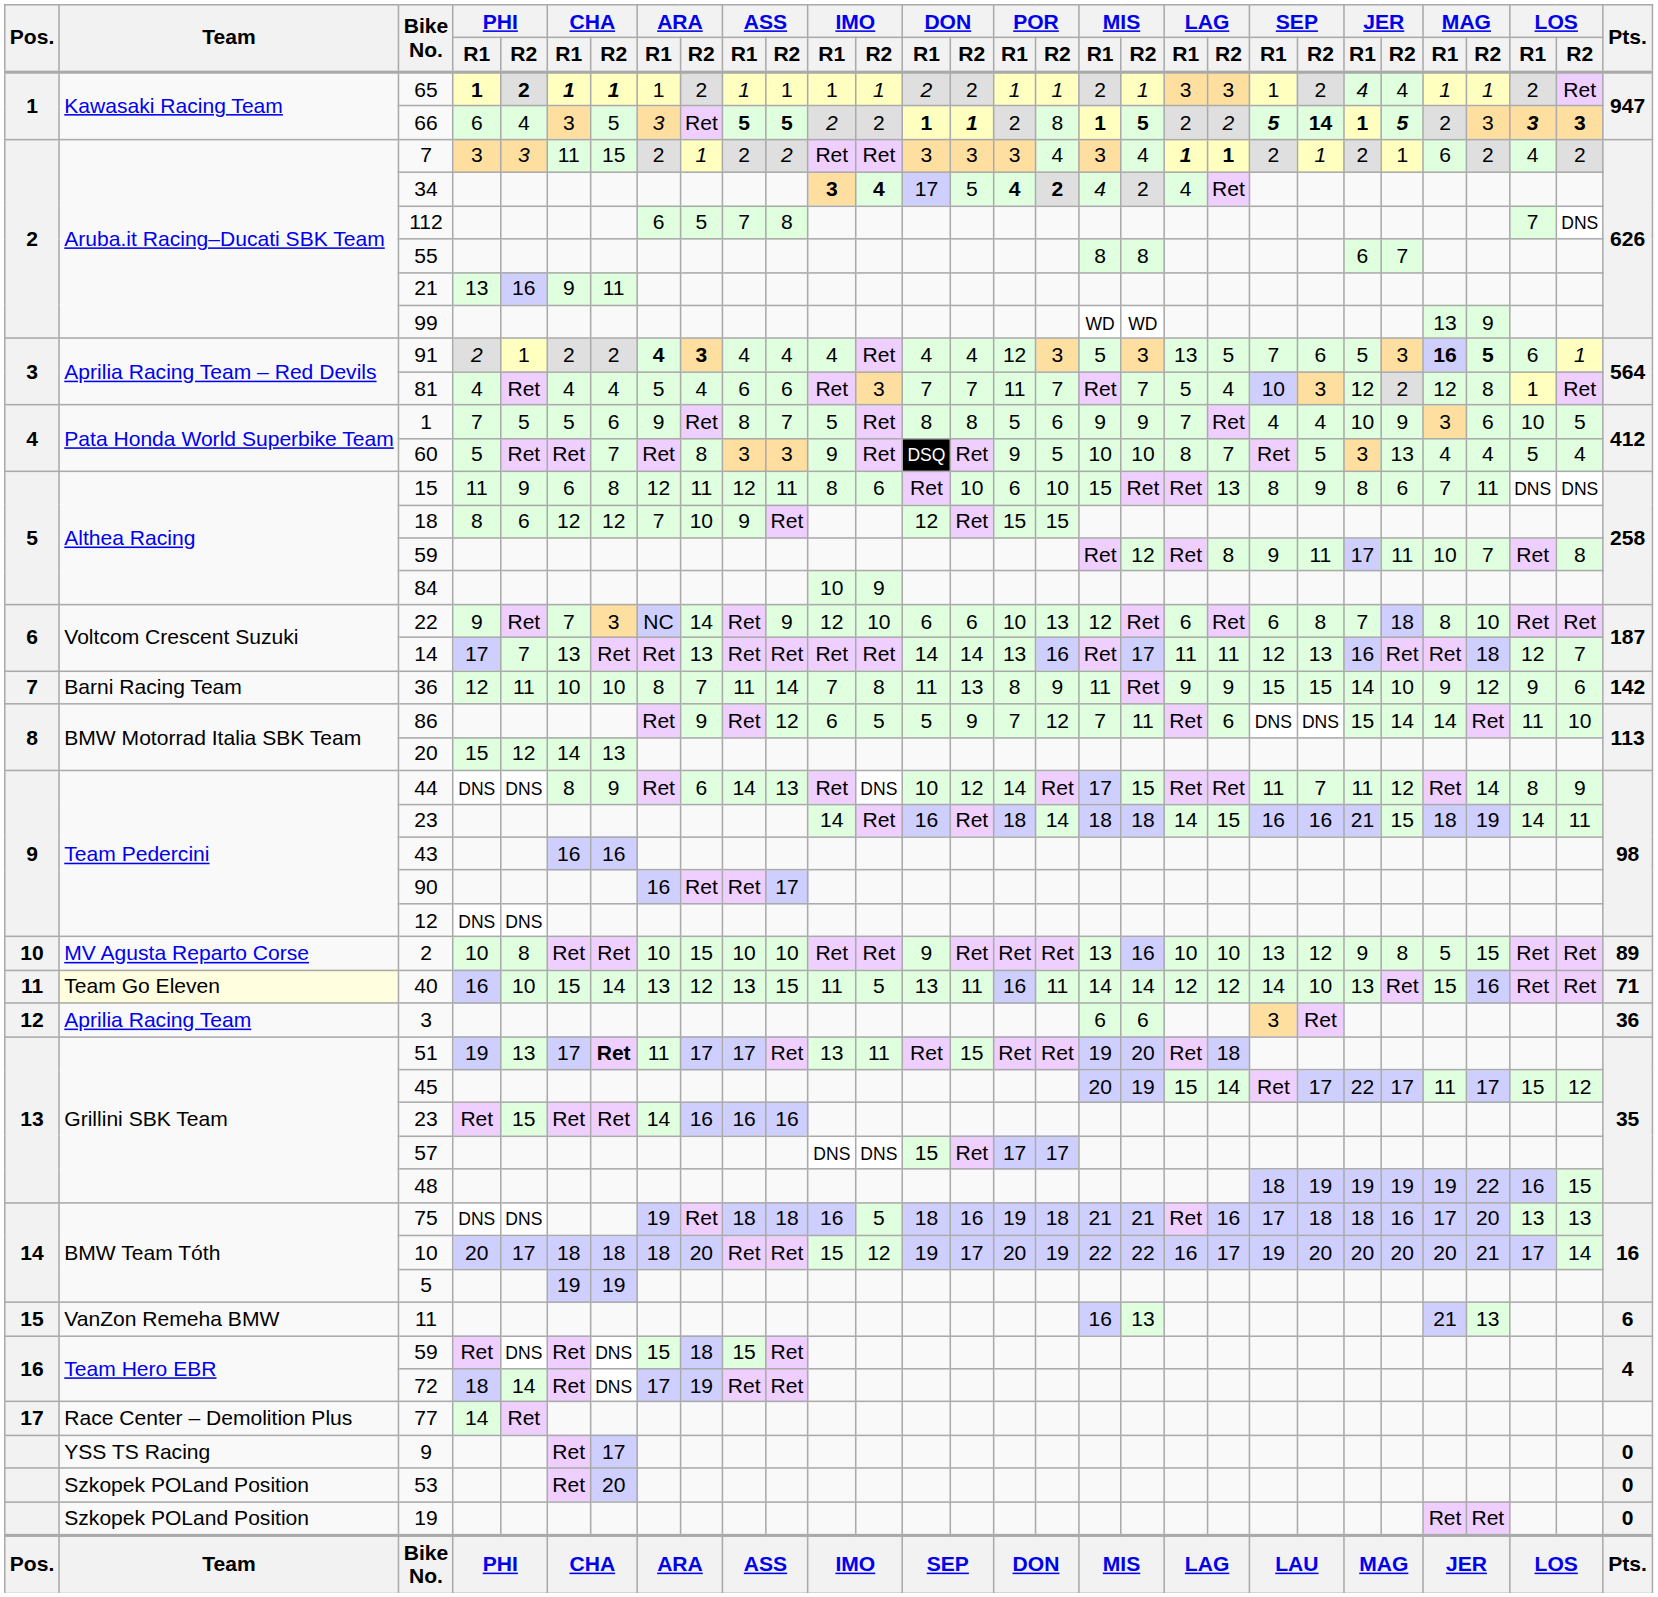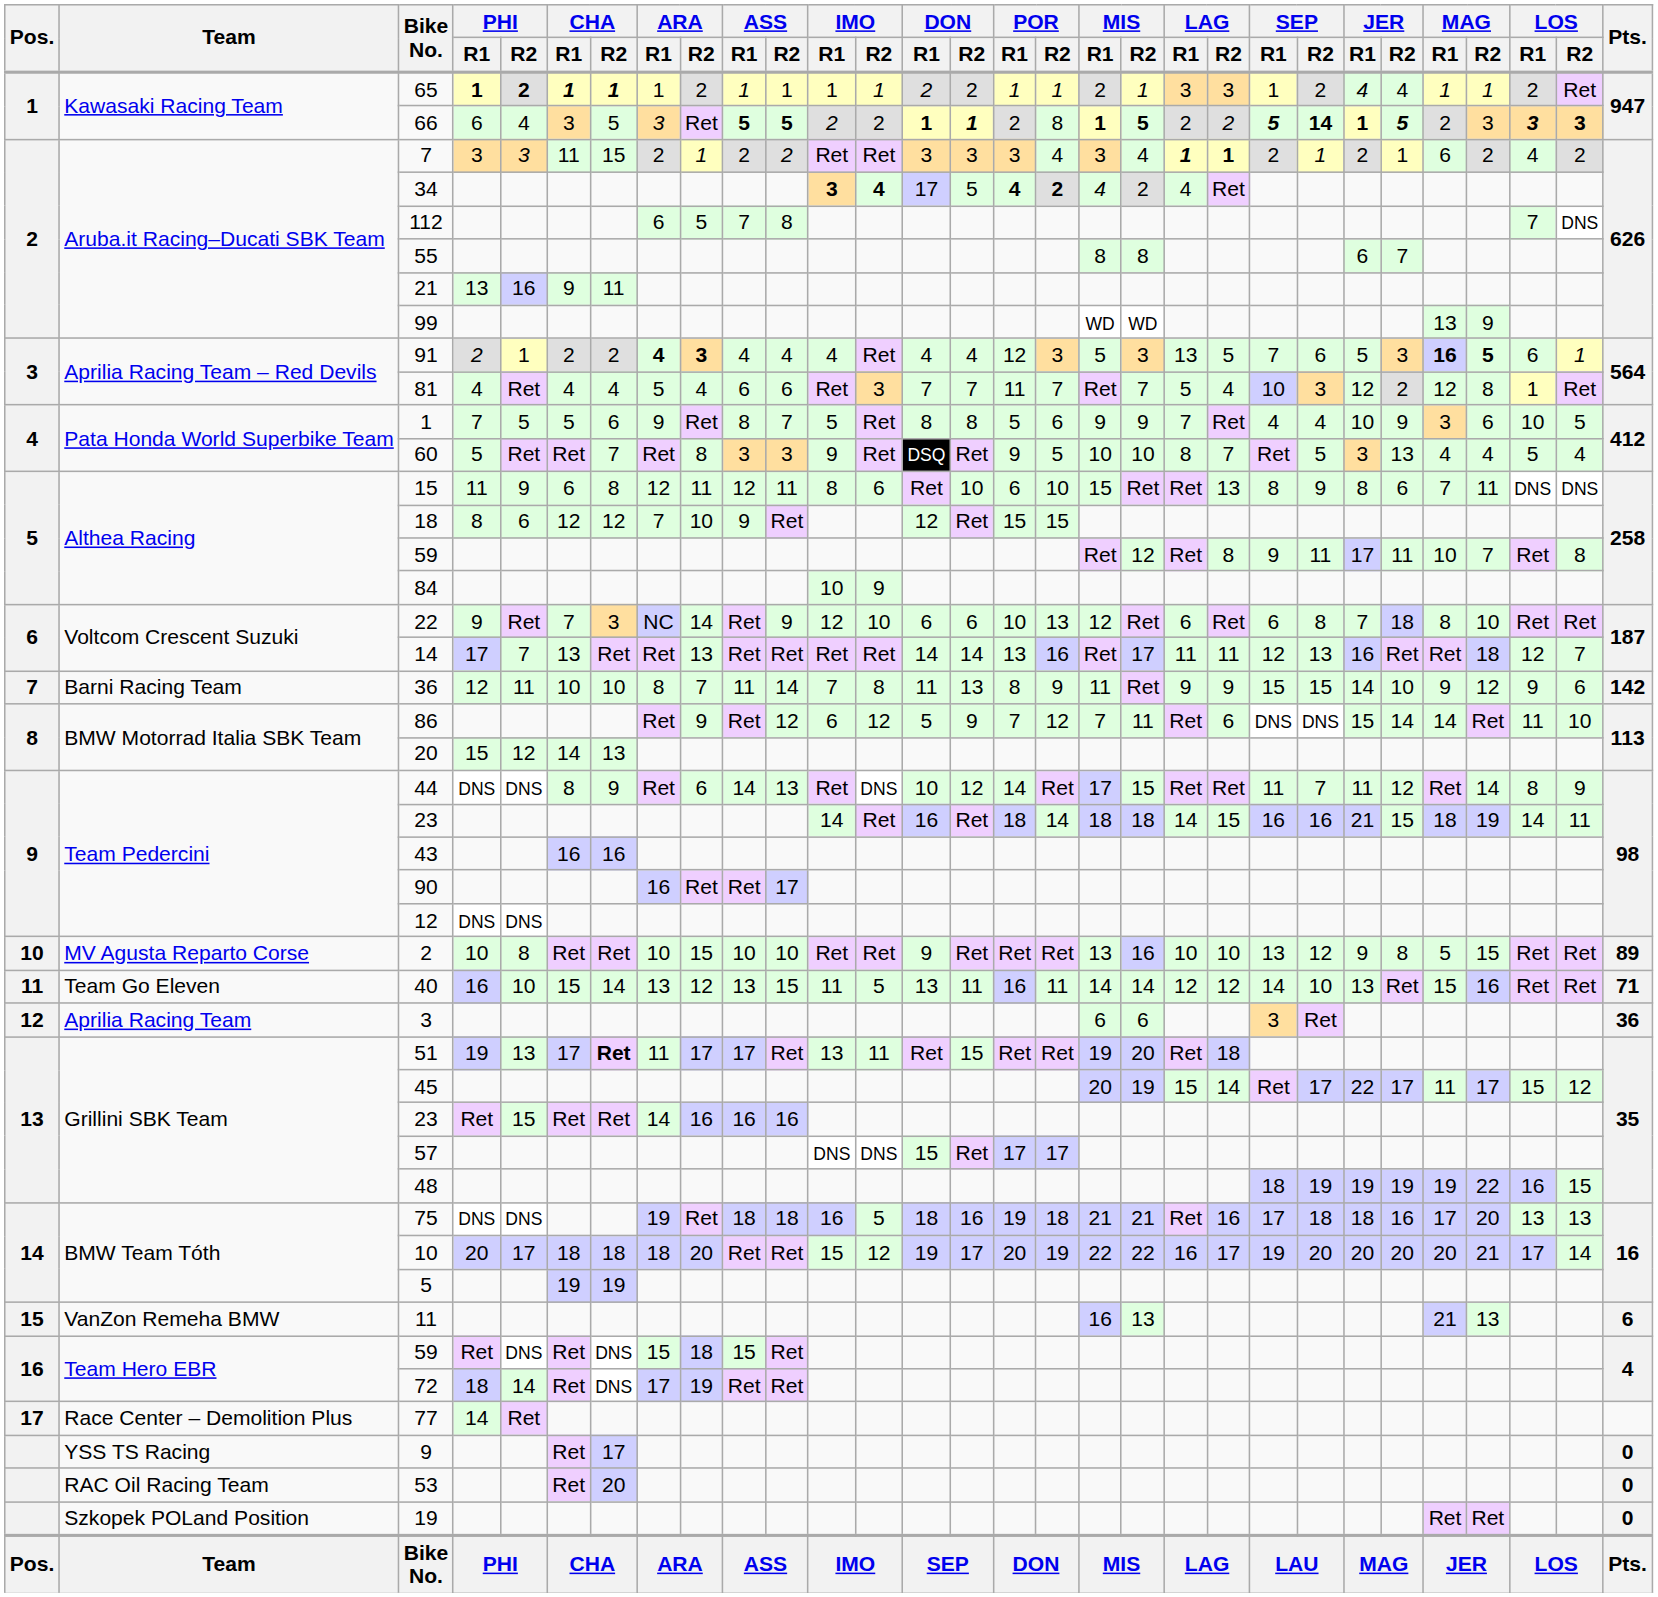(879, 720) 5 -> (879, 720) 12
(142, 986) lightyellow background -> (142, 986) no background
(187, 1485) Szkopek POLand Position -> (167, 1485) RAC Oil Racing Team
